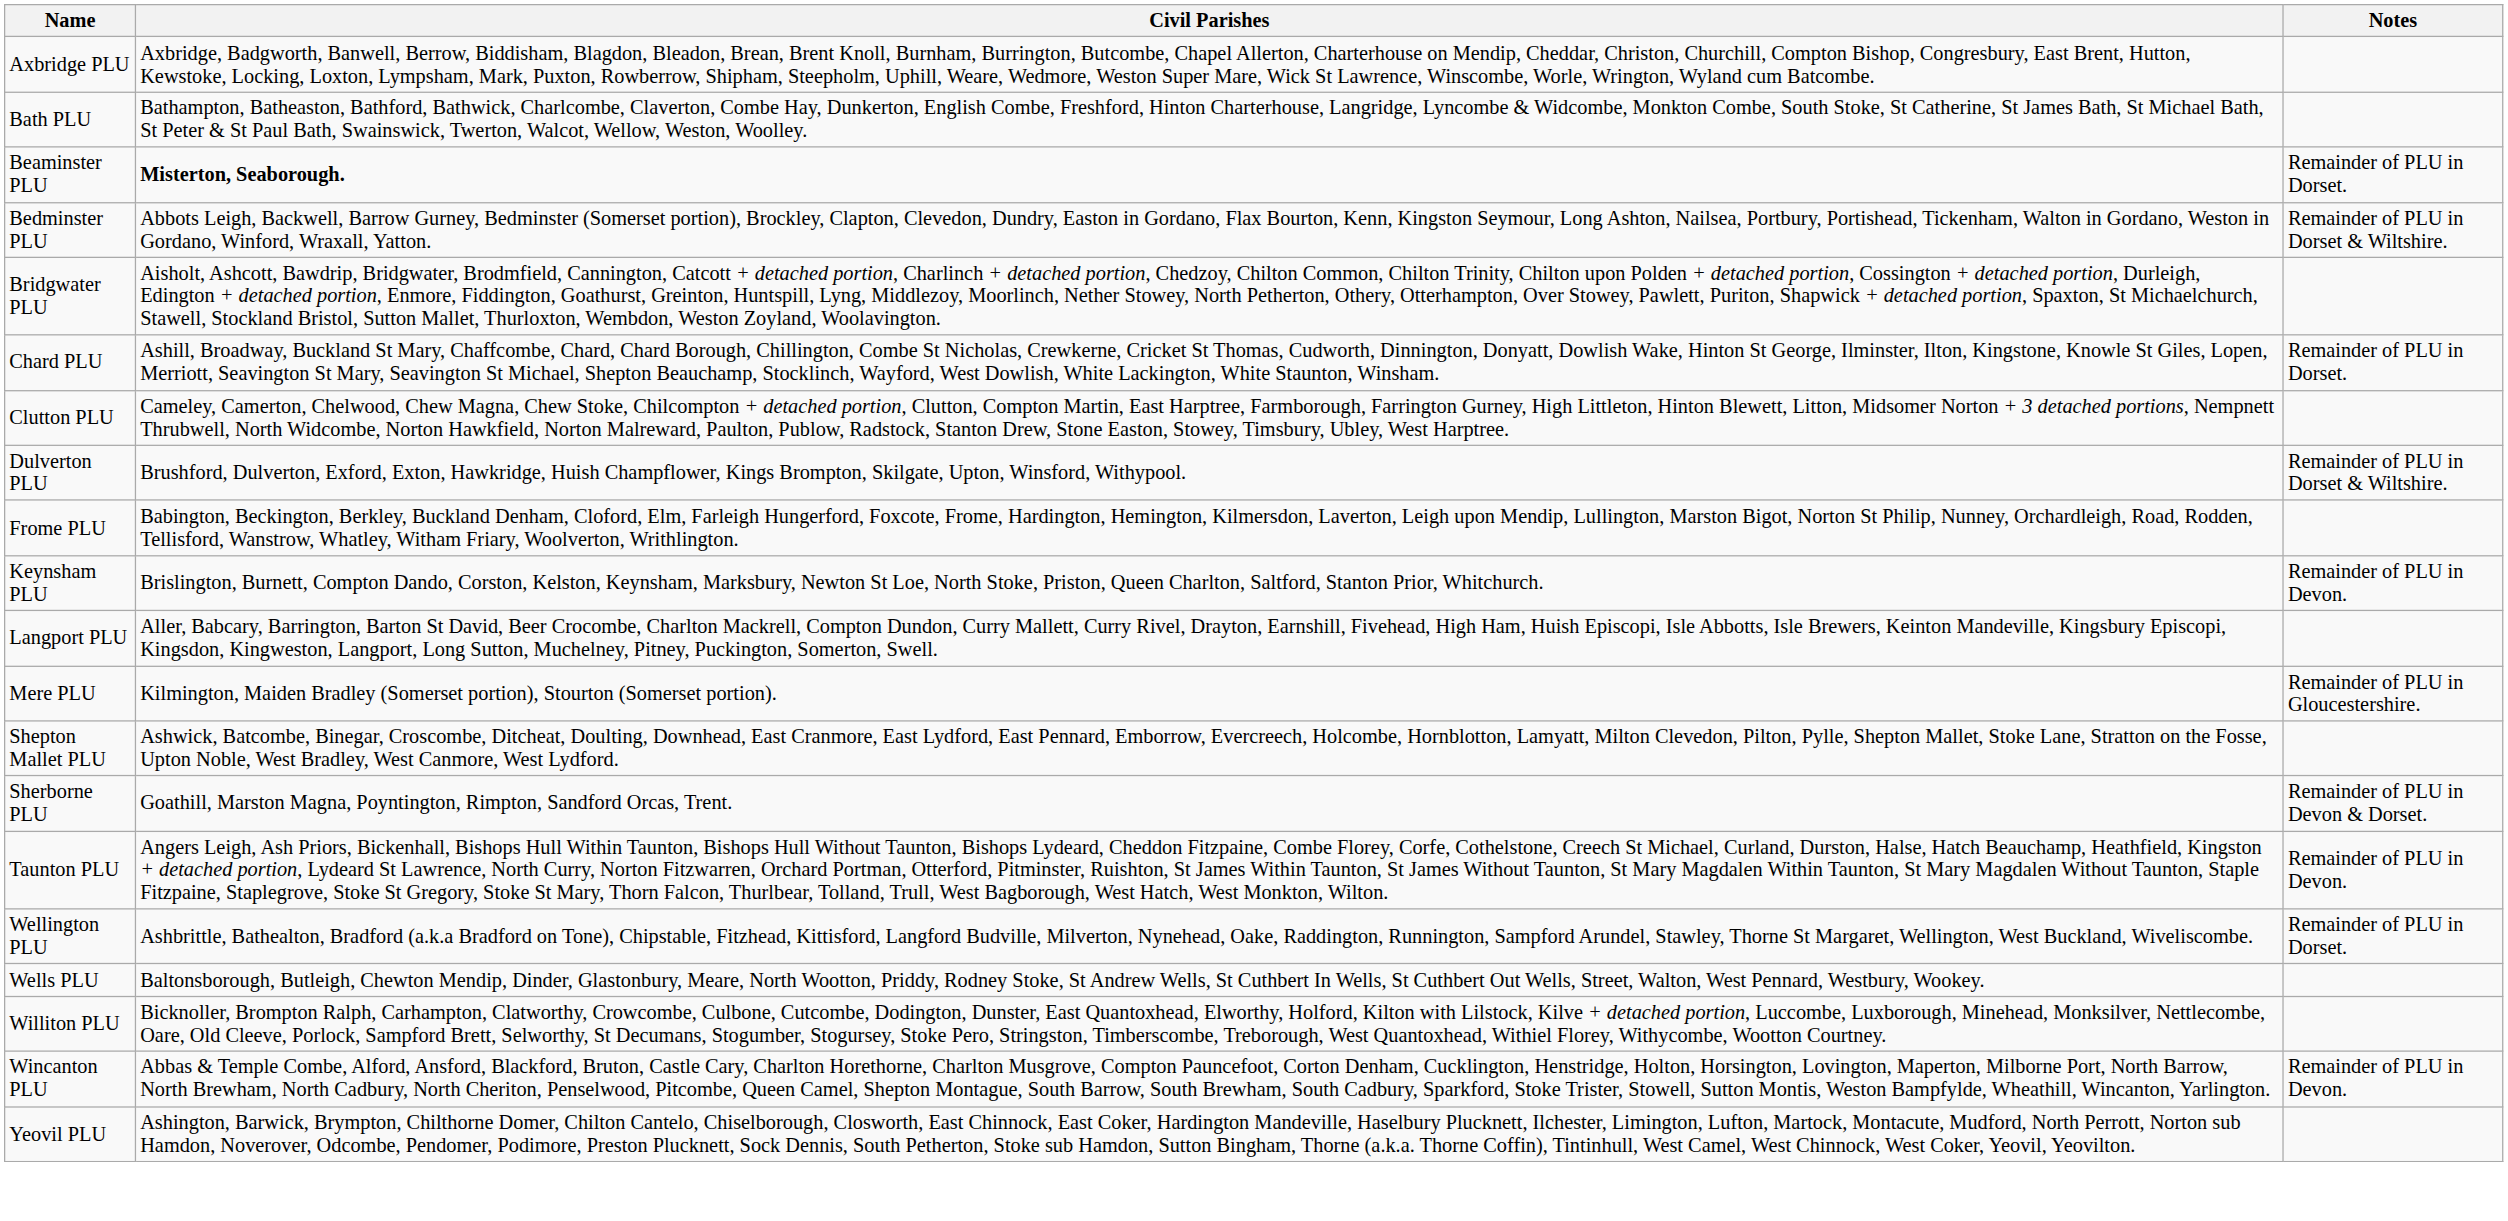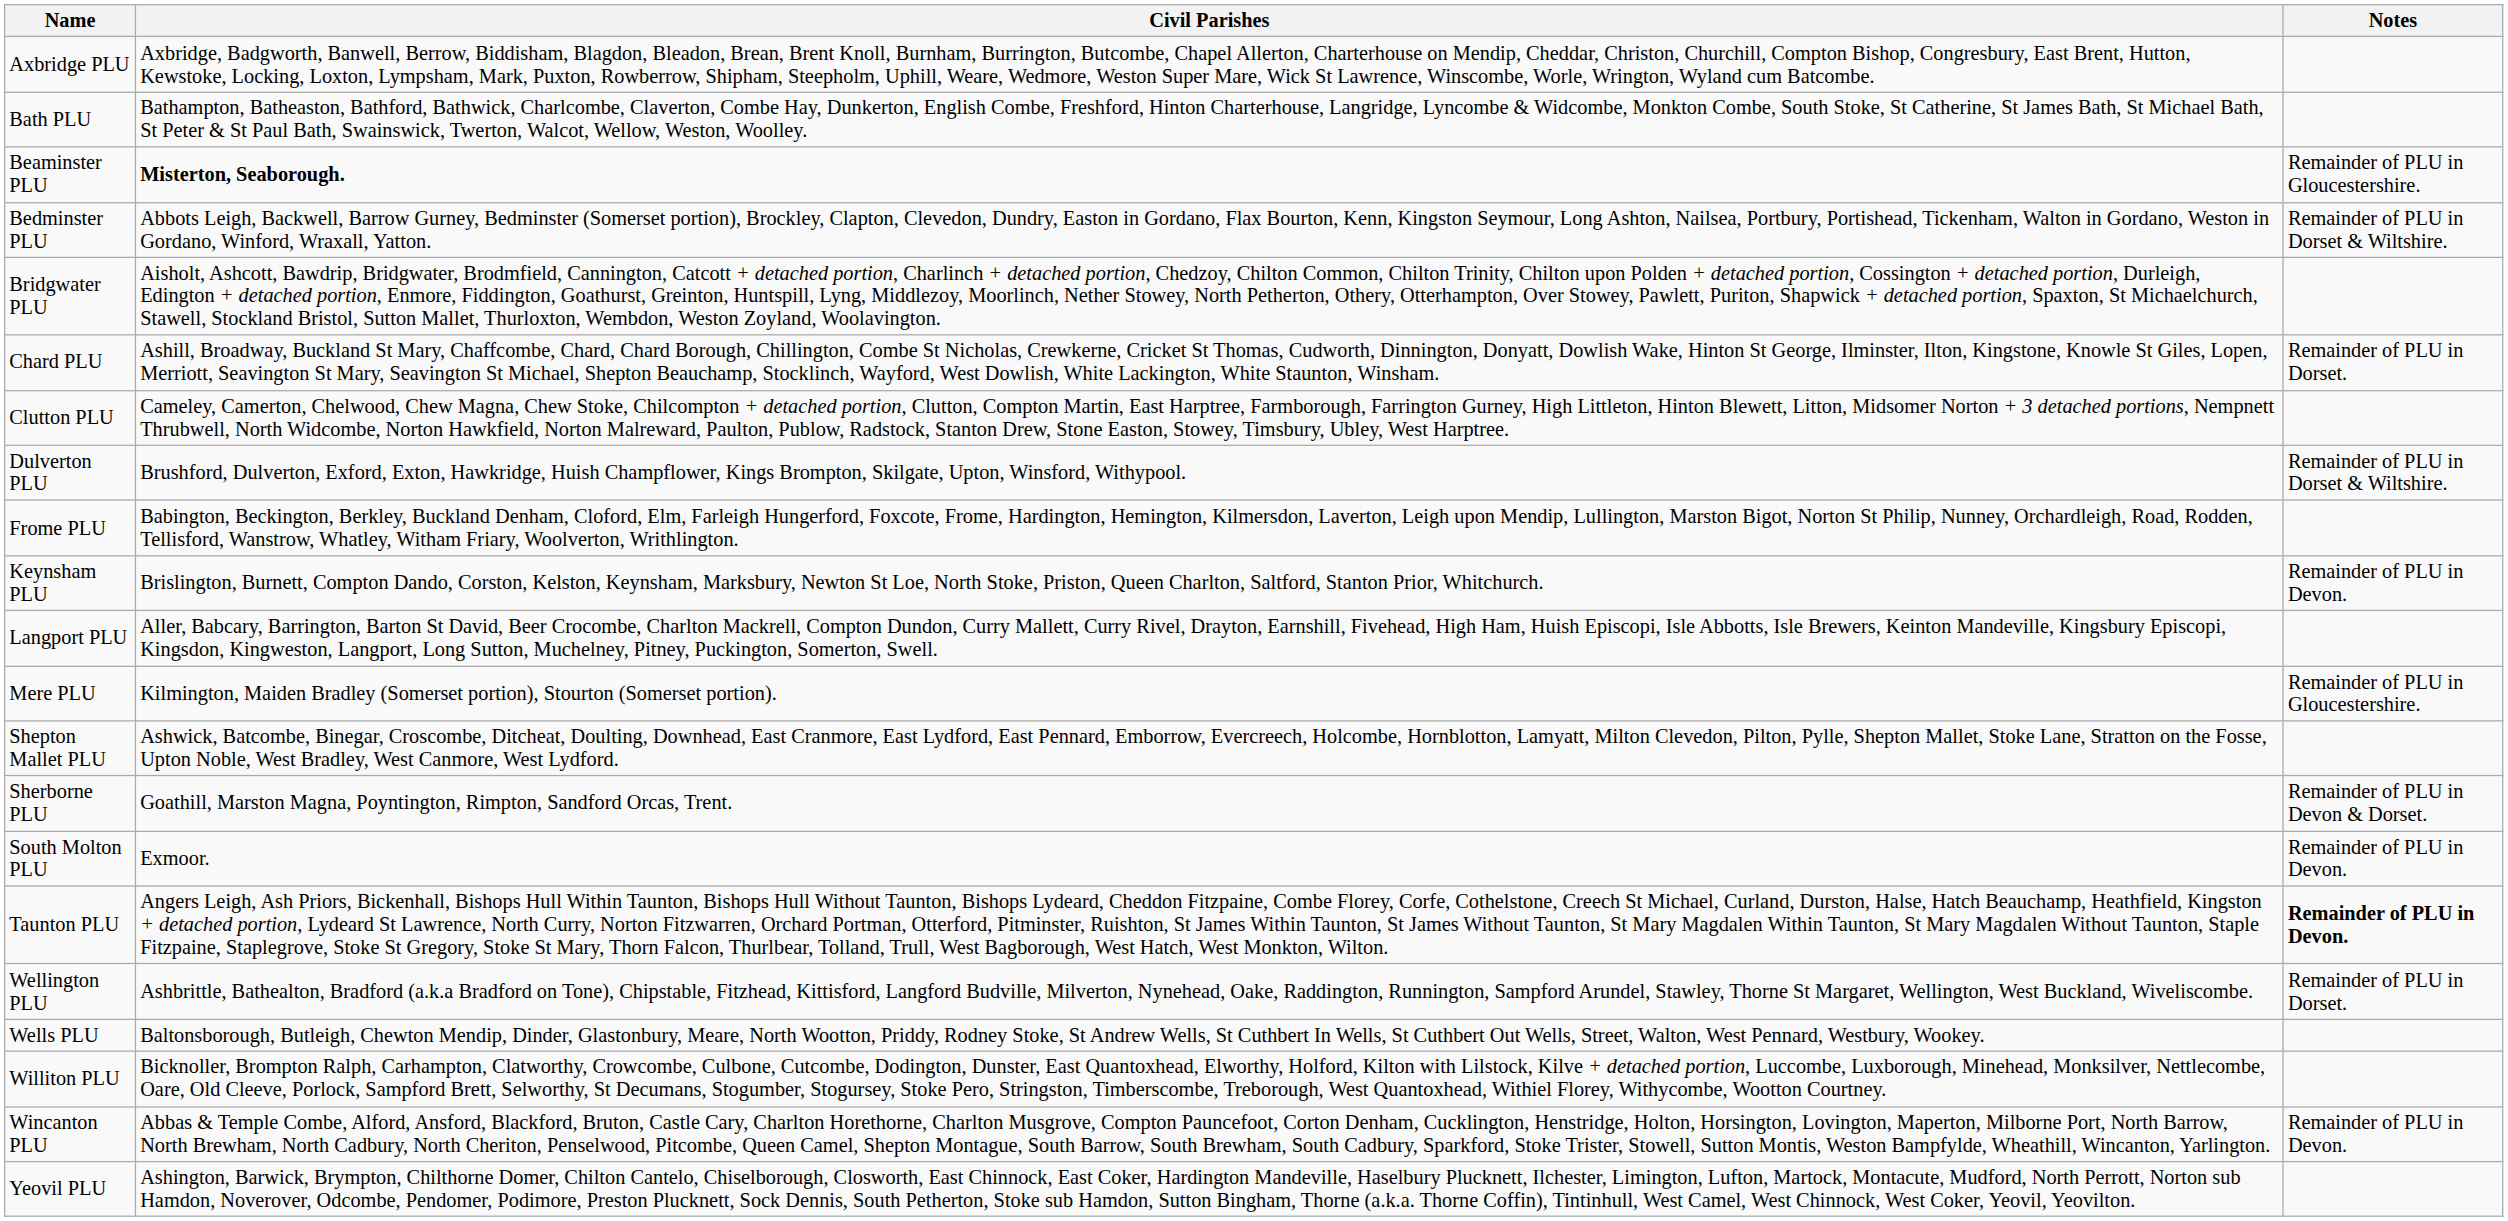(2376, 174) Remainder of PLU in Dorset. -> (2376, 174) Remainder of PLU in Gloucestershire.
+ row: (65, 858)
(2376, 869) normal -> (2381, 924) bold
